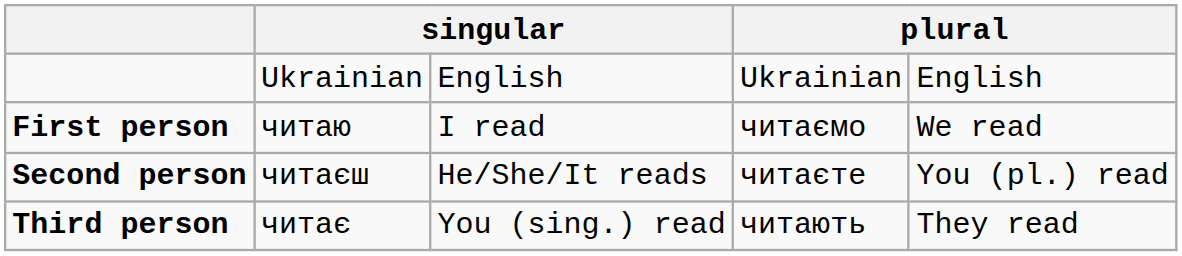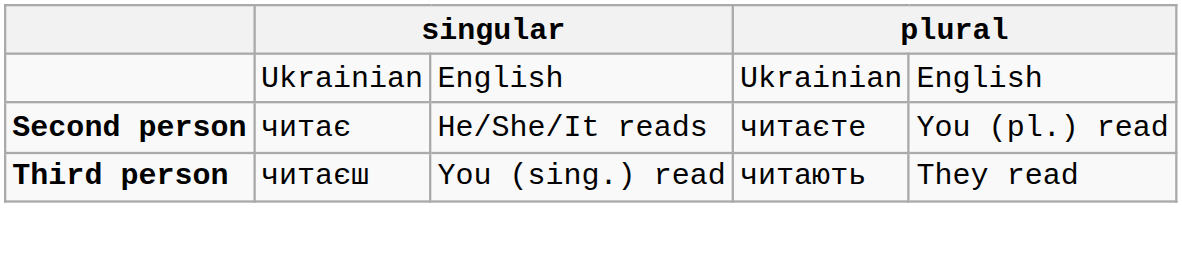- row: (120, 128)
(315, 176) читаєш -> (306, 128) читає
(306, 225) читає -> (315, 176) читаєш
